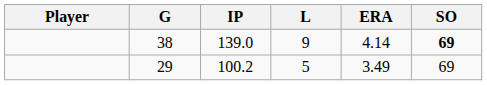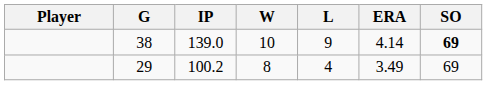+ column: (267, 17)
(306, 67) 5 -> (328, 67) 4
